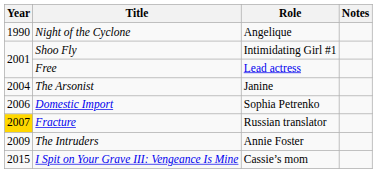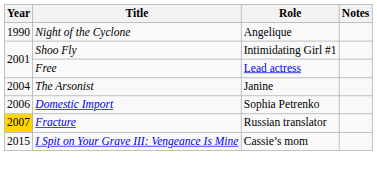- row: (67, 141)
